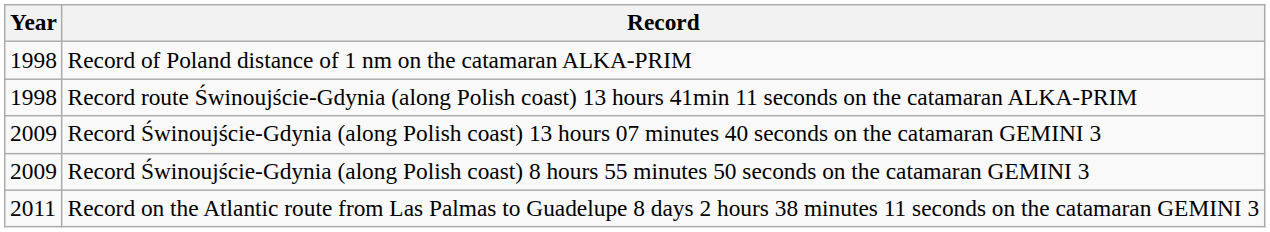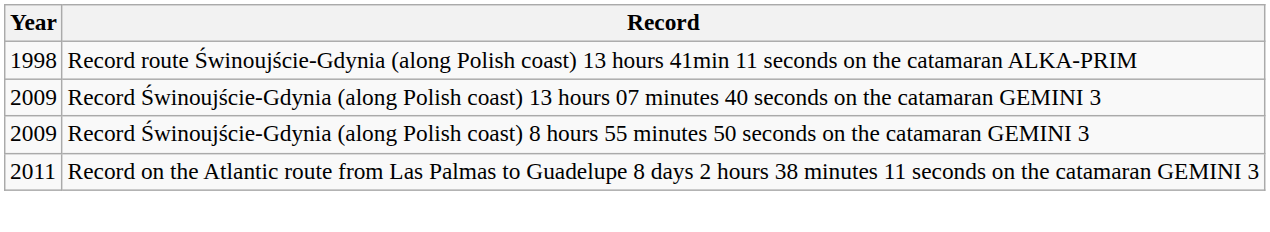- row: (380, 60)
